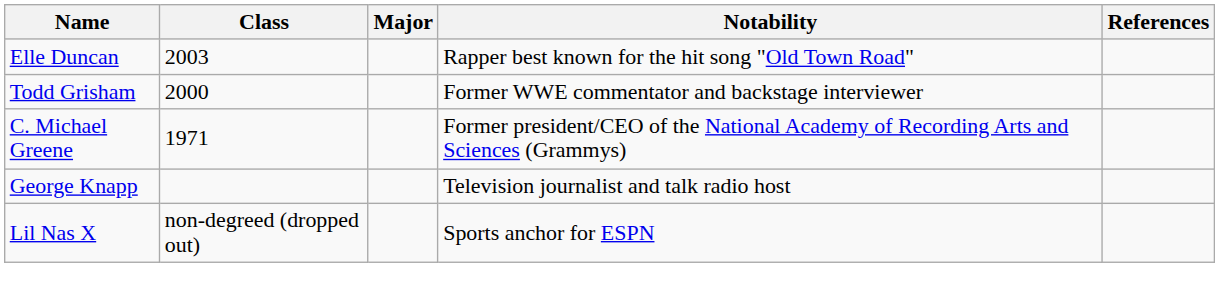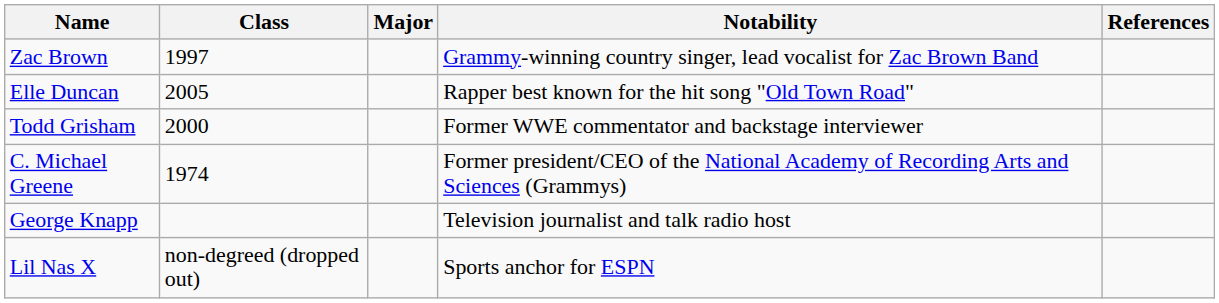+ row: (59, 56)
(187, 56) 2003 -> (187, 91) 2005
(187, 138) 1971 -> (187, 173) 1974
